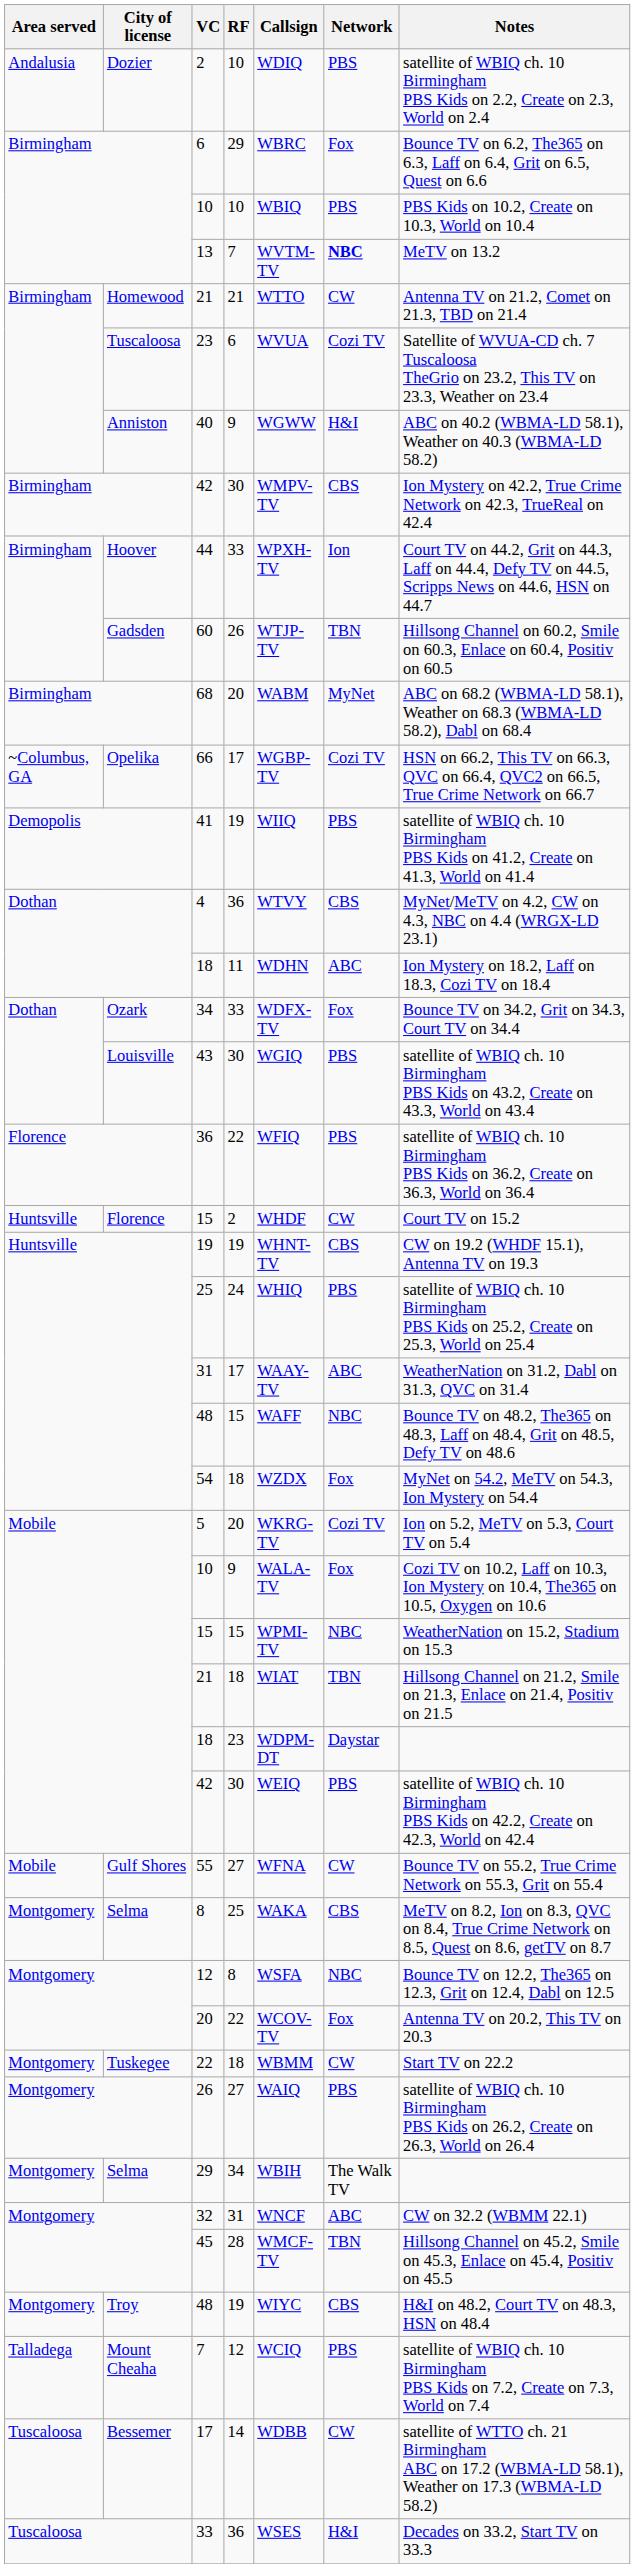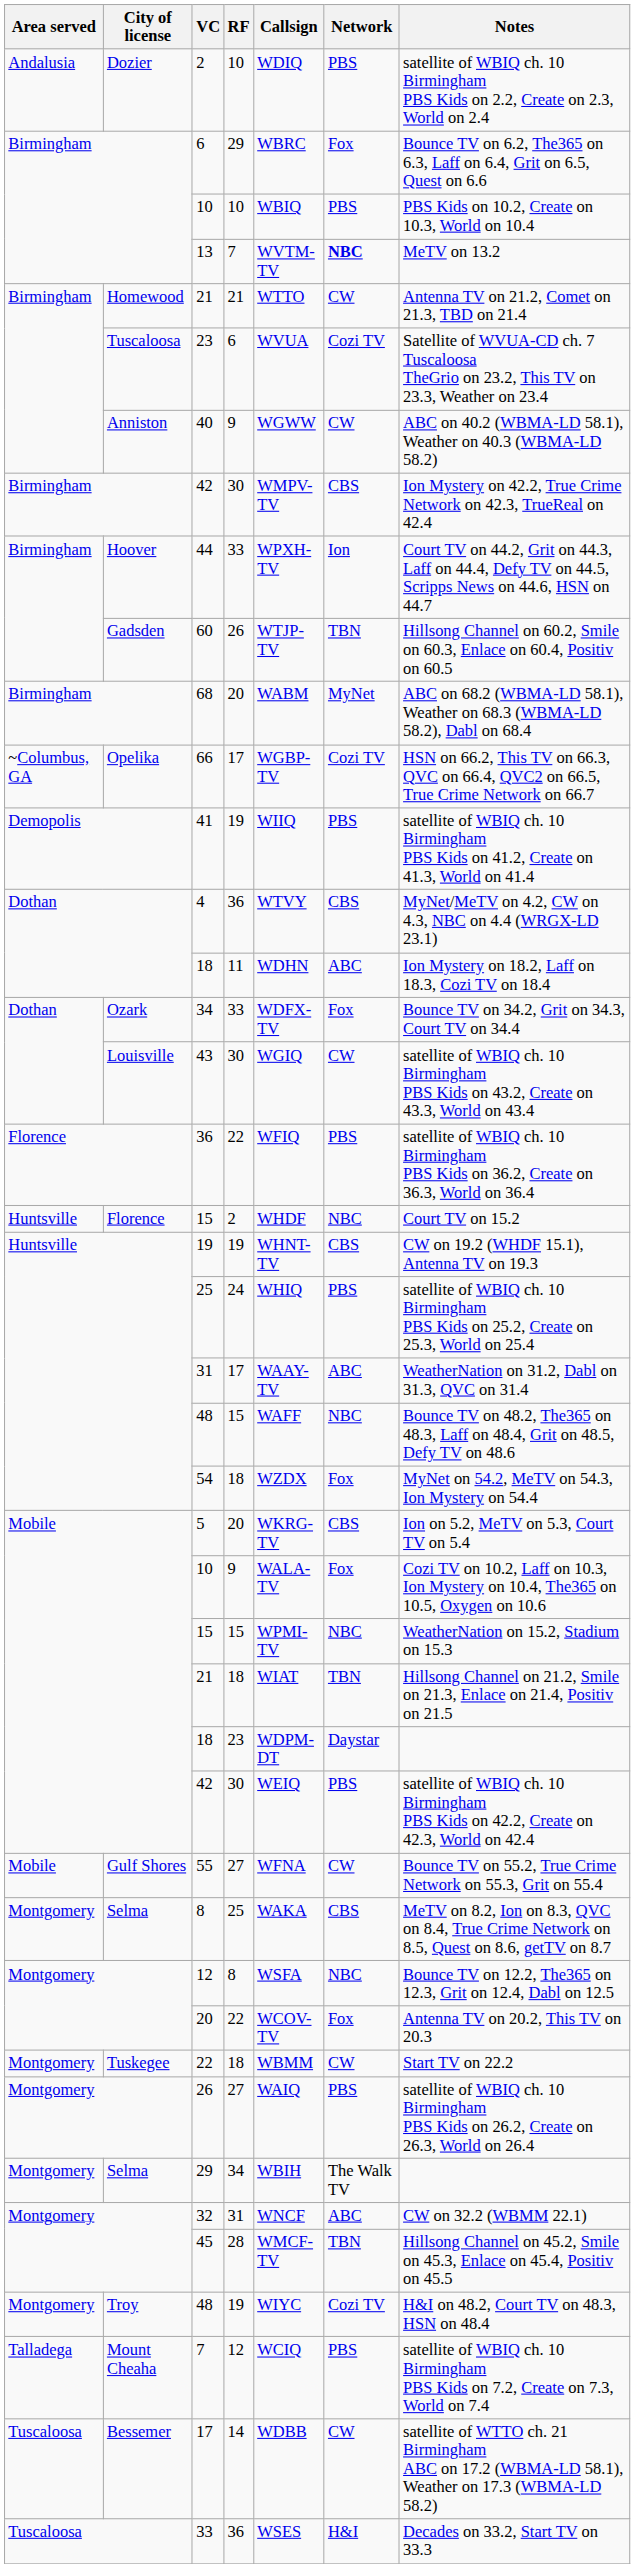(343, 423) H&I -> (341, 423) CW
(343, 1055) PBS -> (341, 1055) CW
(341, 1218) CW -> (345, 1218) NBC
(356, 1523) Cozi TV -> (344, 1523) CBS
(344, 2305) CBS -> (356, 2305) Cozi TV
